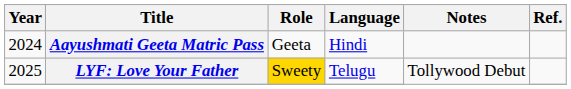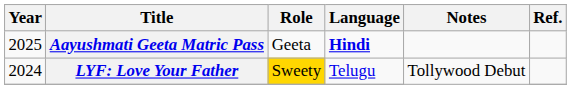(25, 44) 2024 -> (25, 44) 2025
(348, 44) normal -> (349, 44) bold
(25, 71) 2025 -> (25, 71) 2024
